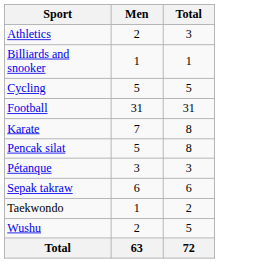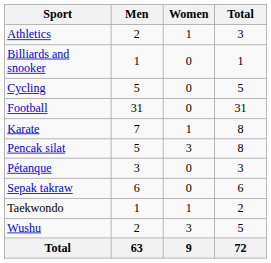+ column: (189, 14)
